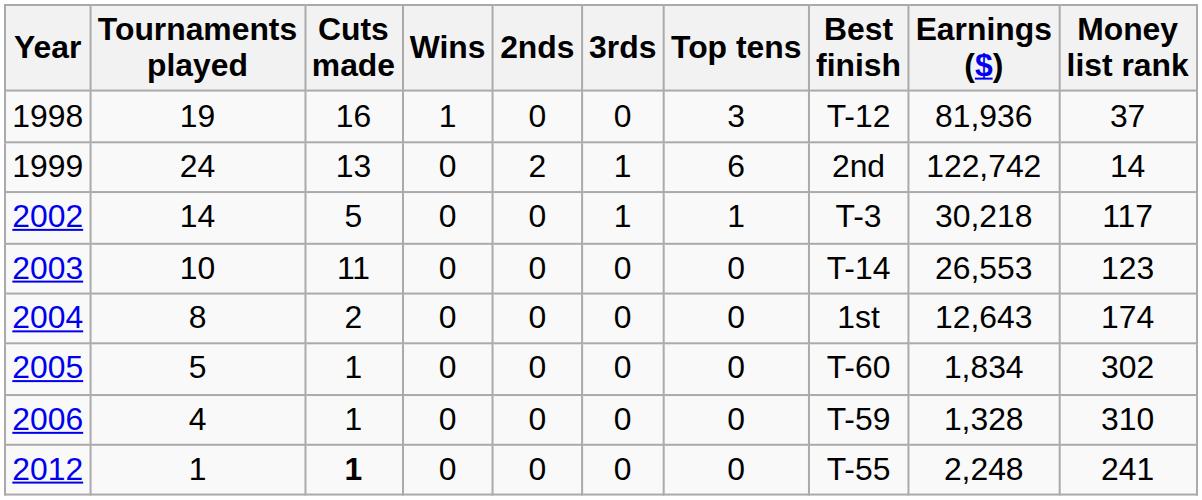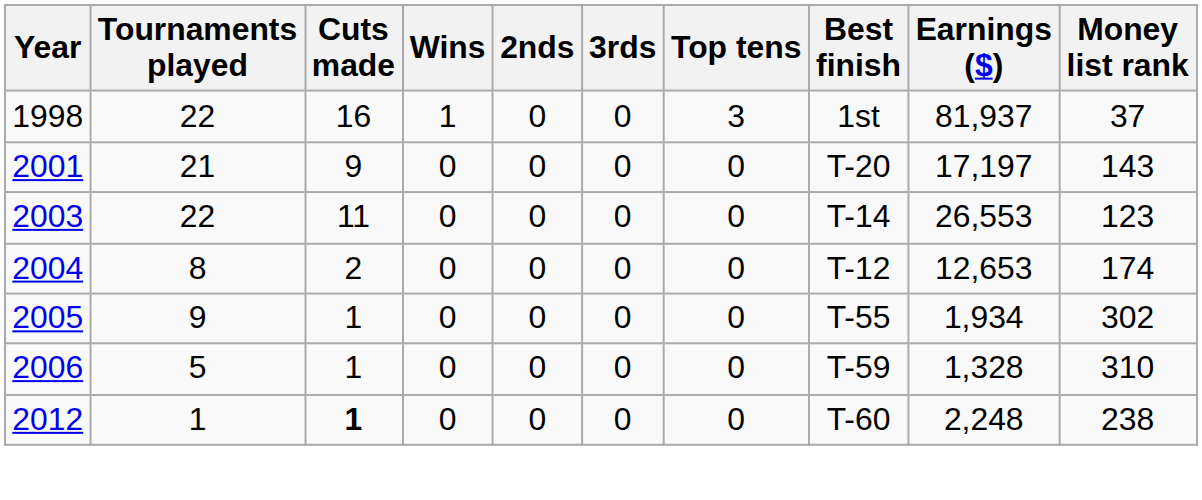(197, 116) 19 -> (197, 116) 22
(859, 116) T-12 -> (858, 116) 1st
(984, 116) 81,936 -> (984, 116) 81,937
- row: (48, 166)
+ row: (48, 166)
- row: (48, 217)
(197, 267) 10 -> (197, 217) 22
(858, 318) 1st -> (859, 267) T-12
(984, 318) 12,643 -> (984, 267) 12,653
(197, 368) 5 -> (197, 318) 9
(859, 368) T-60 -> (859, 318) T-55
(984, 368) 1,834 -> (984, 318) 1,934
(197, 419) 4 -> (197, 368) 5
(859, 469) T-55 -> (859, 419) T-60
(1128, 469) 241 -> (1128, 419) 238
